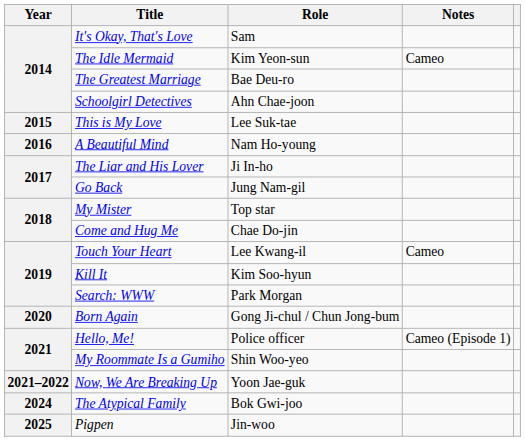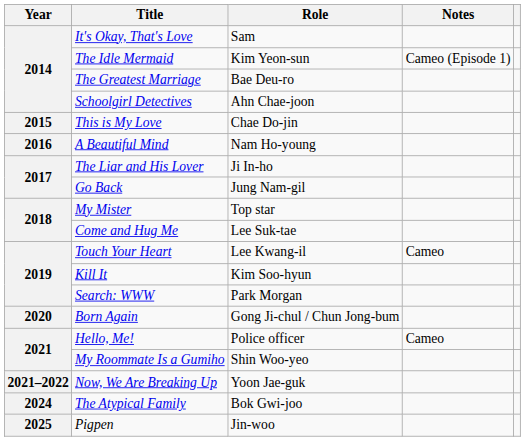(425, 58) Cameo -> (458, 58) Cameo (Episode 1)
(264, 123) Lee Suk-tae -> (264, 123) Chae Do-jin
(264, 230) Chae Do-jin -> (264, 230) Lee Suk-tae
(458, 338) Cameo (Episode 1) -> (425, 338) Cameo
